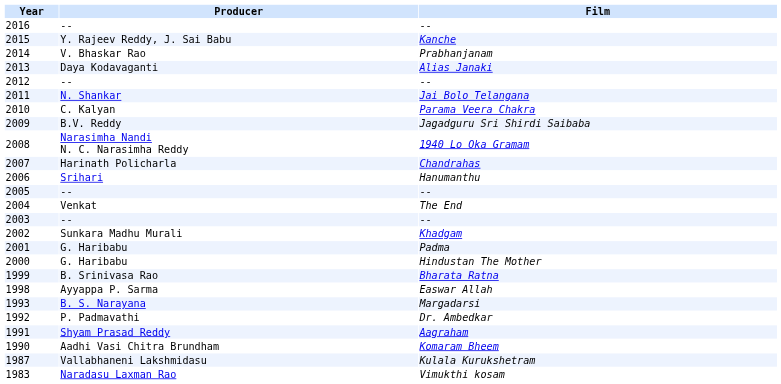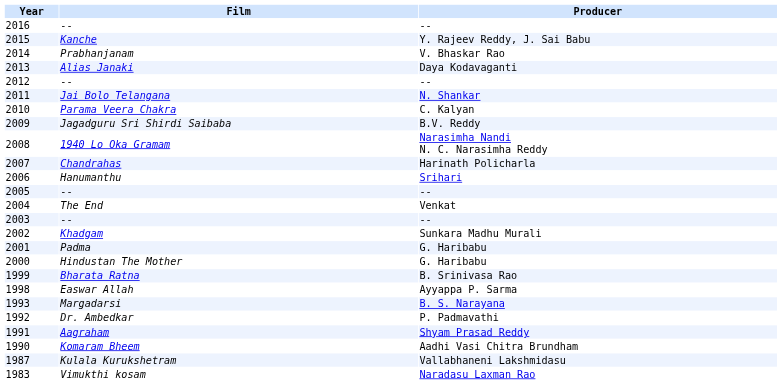columns swapped: (598, 11) <-> (239, 11)
